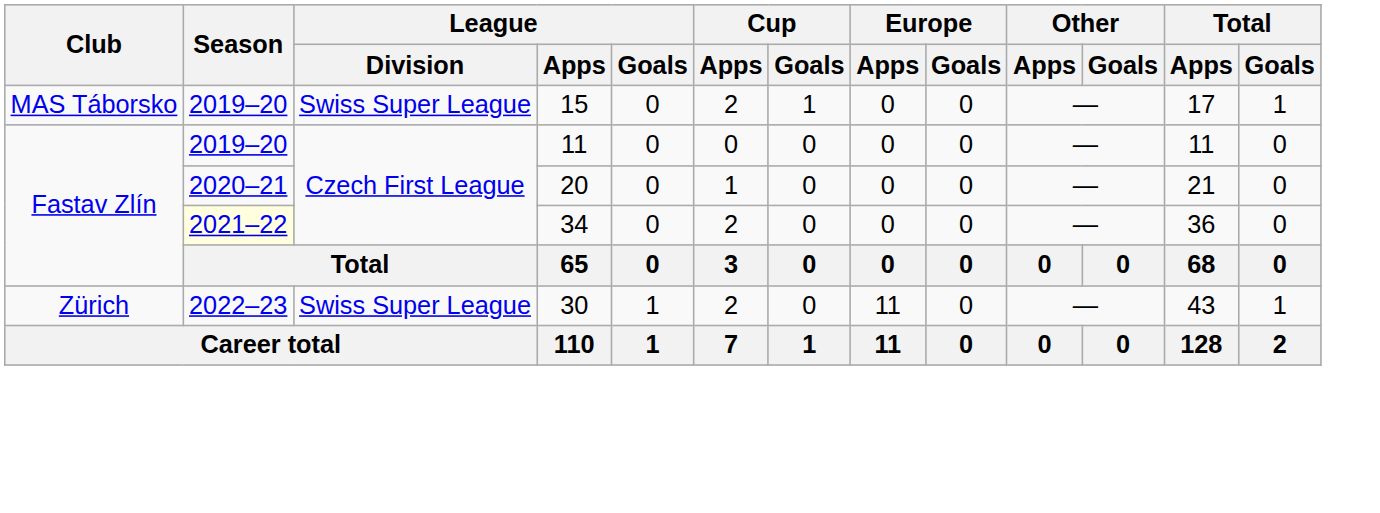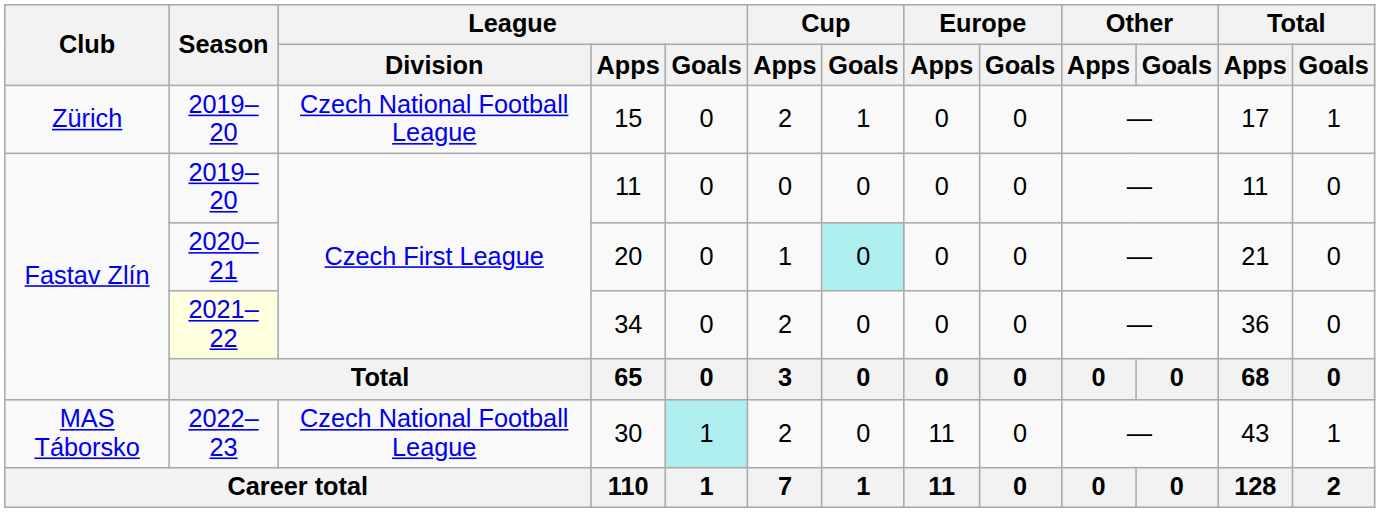(94, 104) MAS Táborsko -> (87, 118) Zürich
(415, 104) Swiss Super League -> (434, 118) Czech National Football League
(809, 184) no background -> (863, 256) paleturquoise background
(94, 305) Zürich -> (87, 433) MAS Táborsko
(415, 305) Swiss Super League -> (434, 433) Czech National Football League
(653, 305) no background -> (707, 433) paleturquoise background
